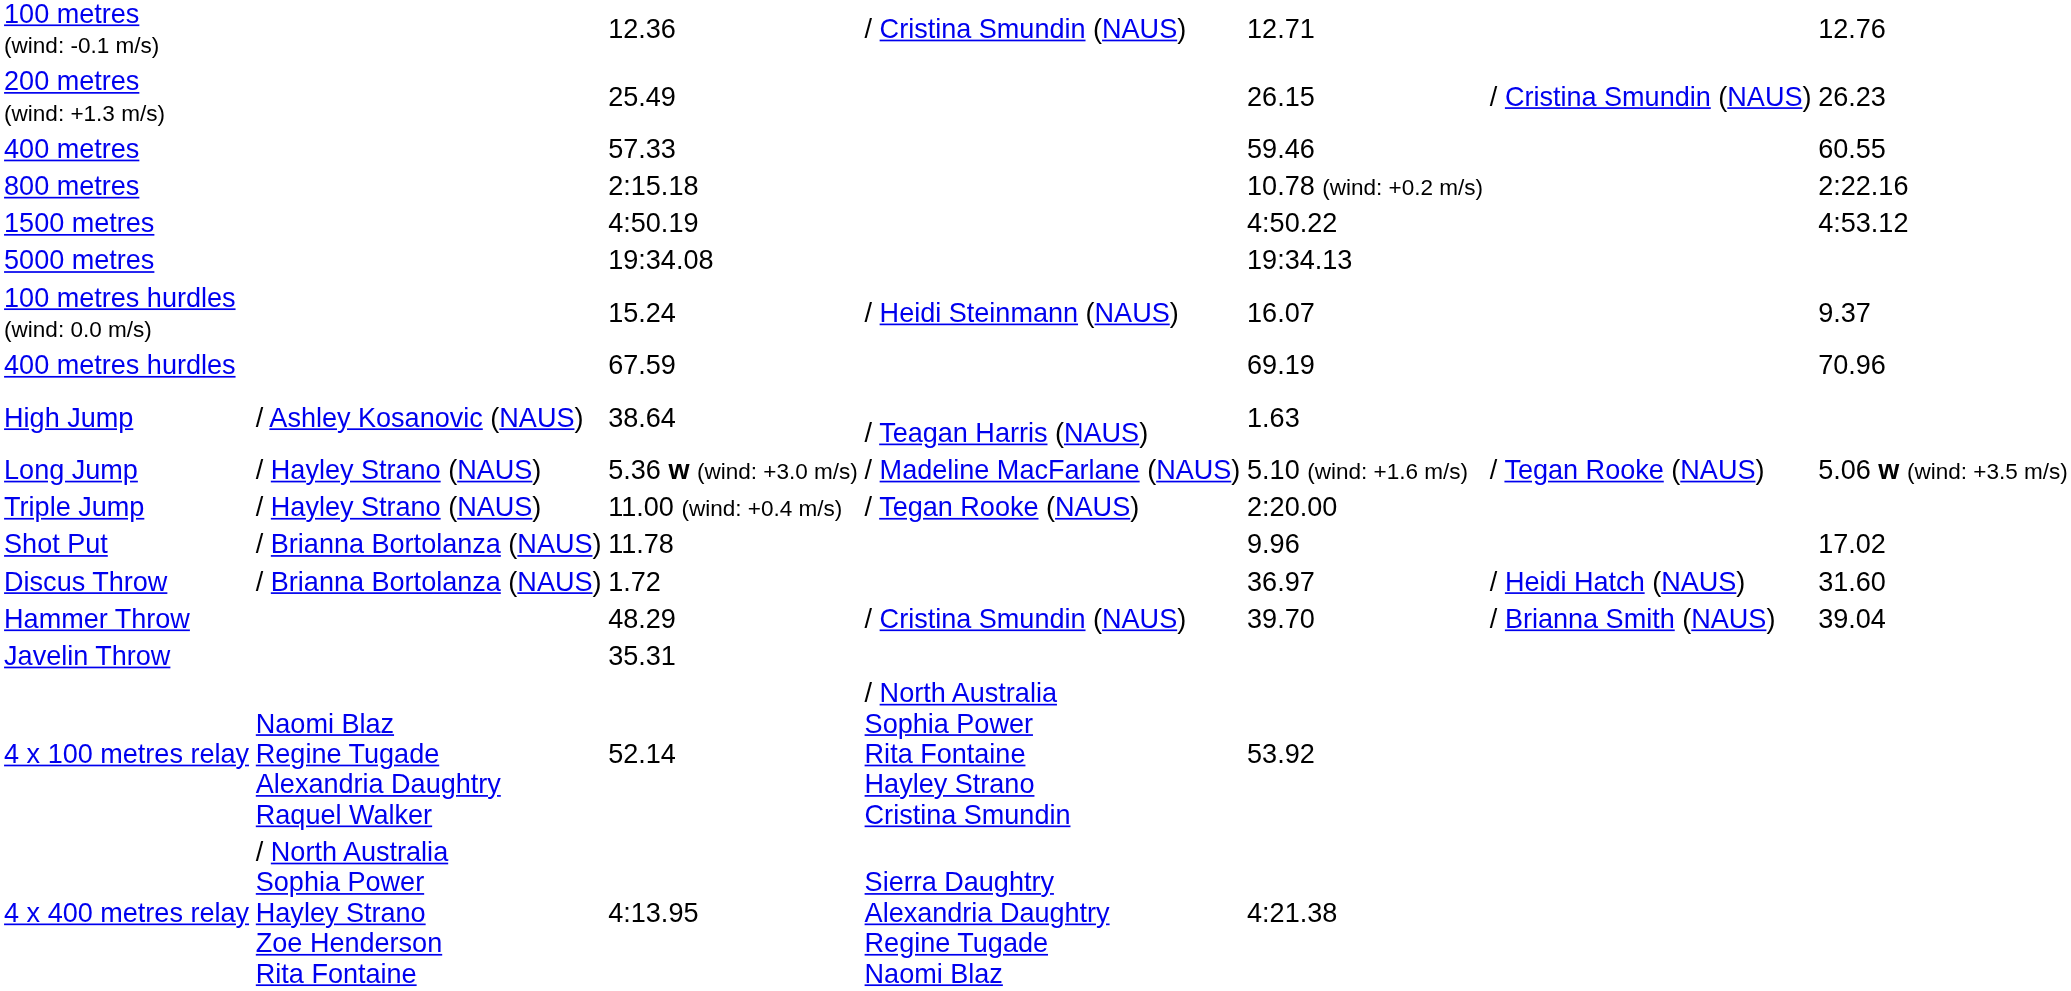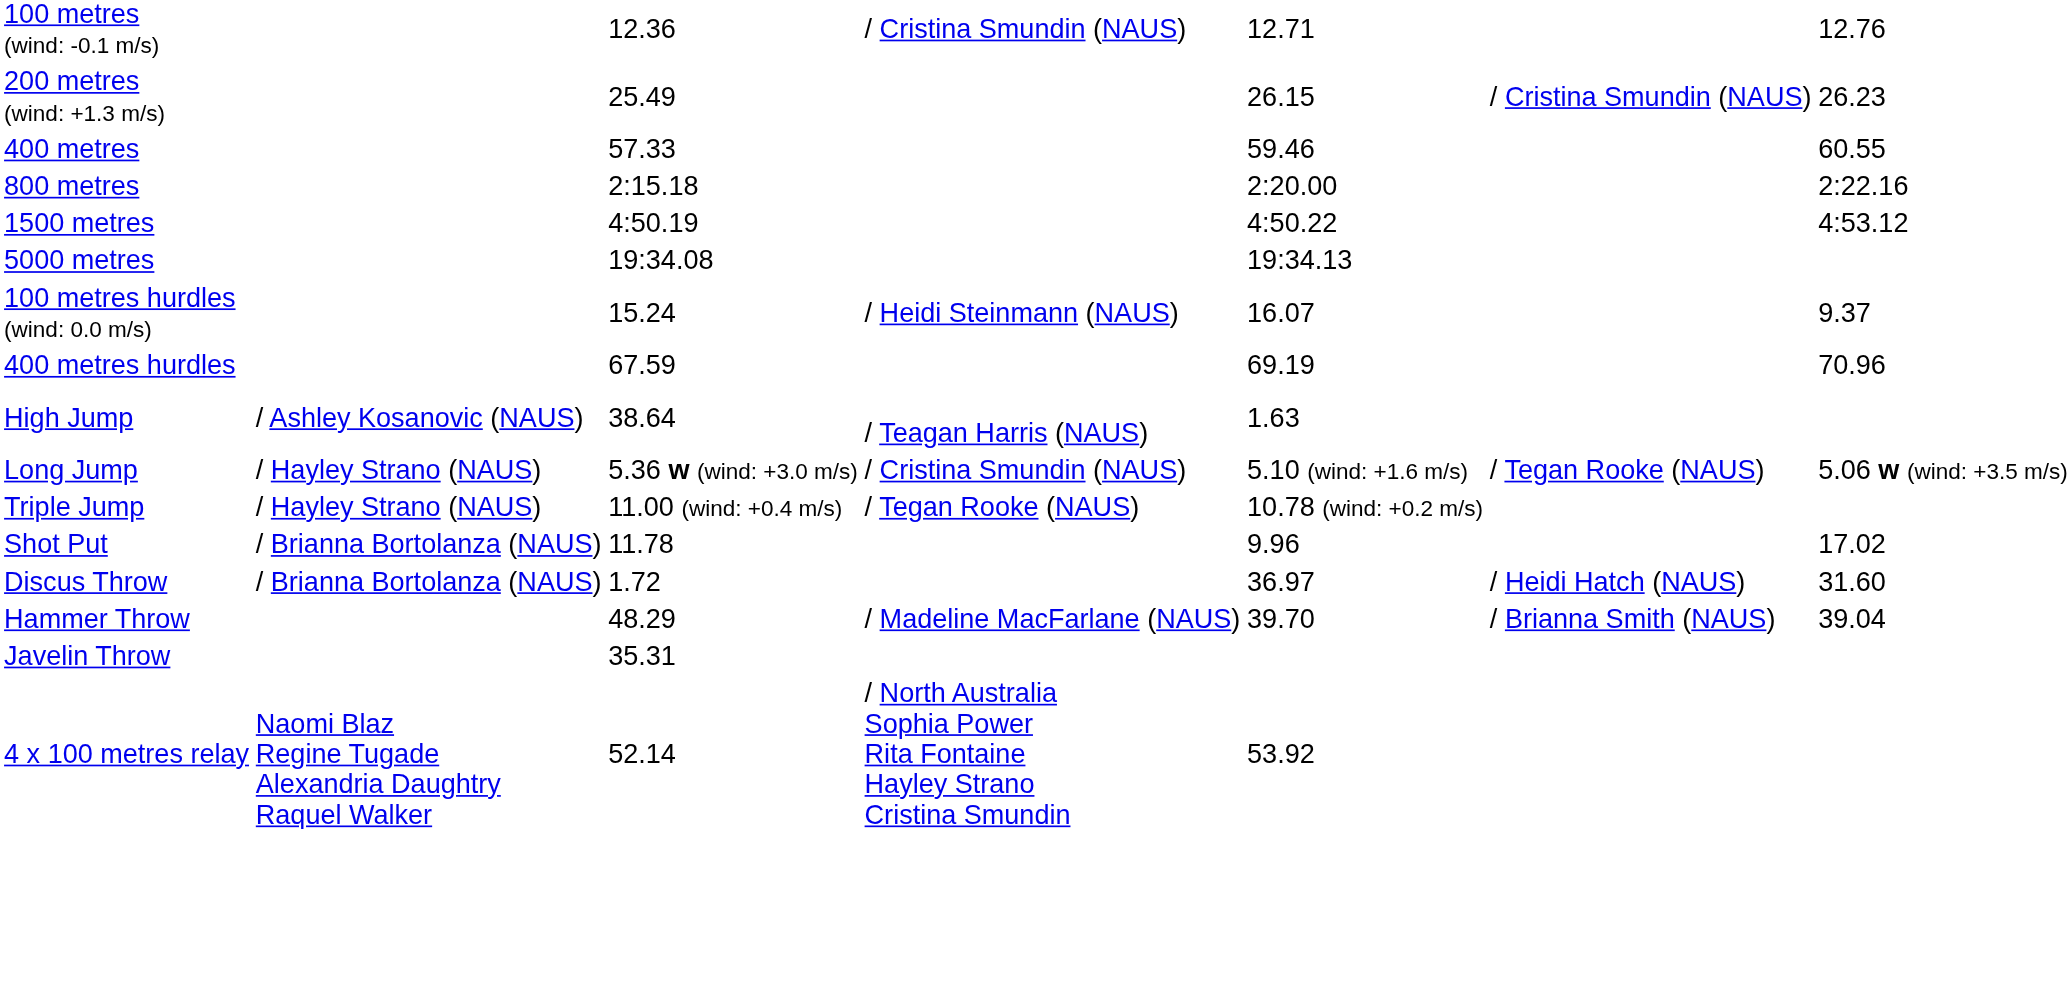(1365, 186) 10.78 (wind: +0.2 m/s) -> (1292, 186) 2:20.00
(1052, 470) / Madeline MacFarlane (NAUS) -> (1025, 470) / Cristina Smundin (NAUS)
(1292, 507) 2:20.00 -> (1365, 507) 10.78 (wind: +0.2 m/s)
(1025, 618) / Cristina Smundin (NAUS) -> (1052, 618) / Madeline MacFarlane (NAUS)
- row: (127, 913)
